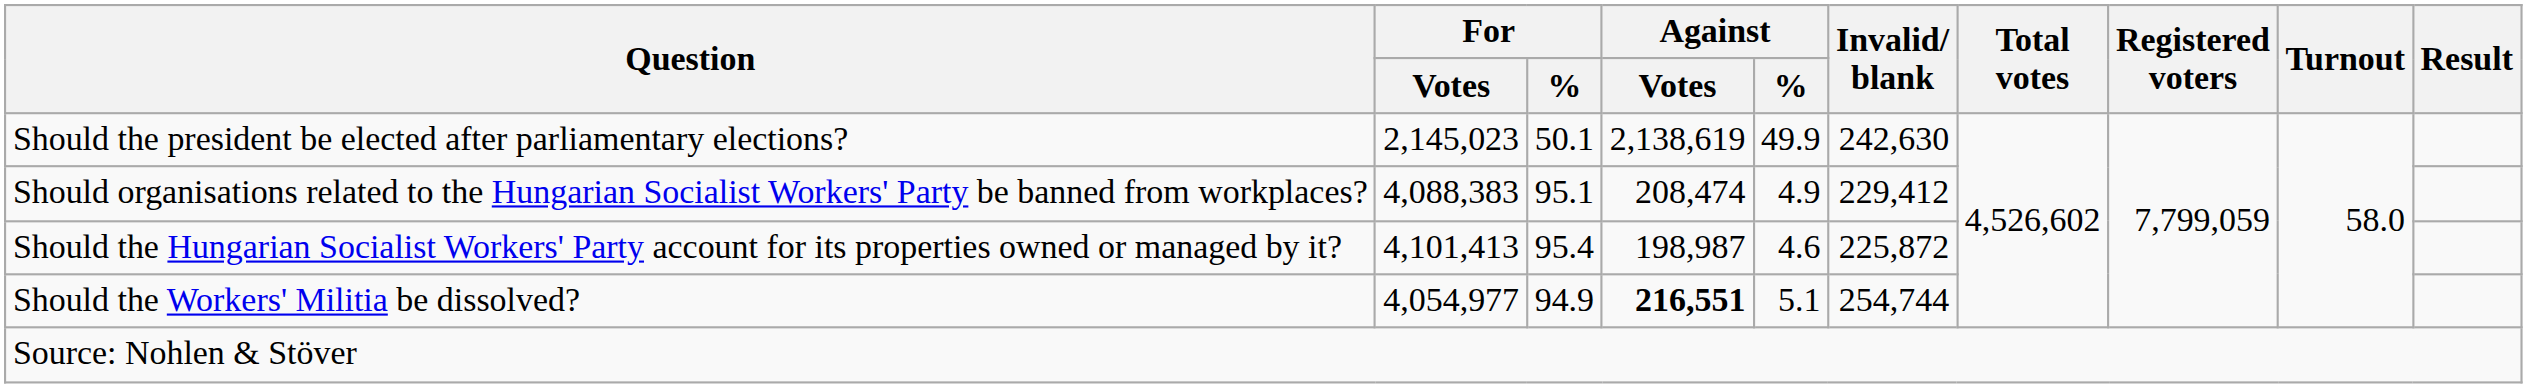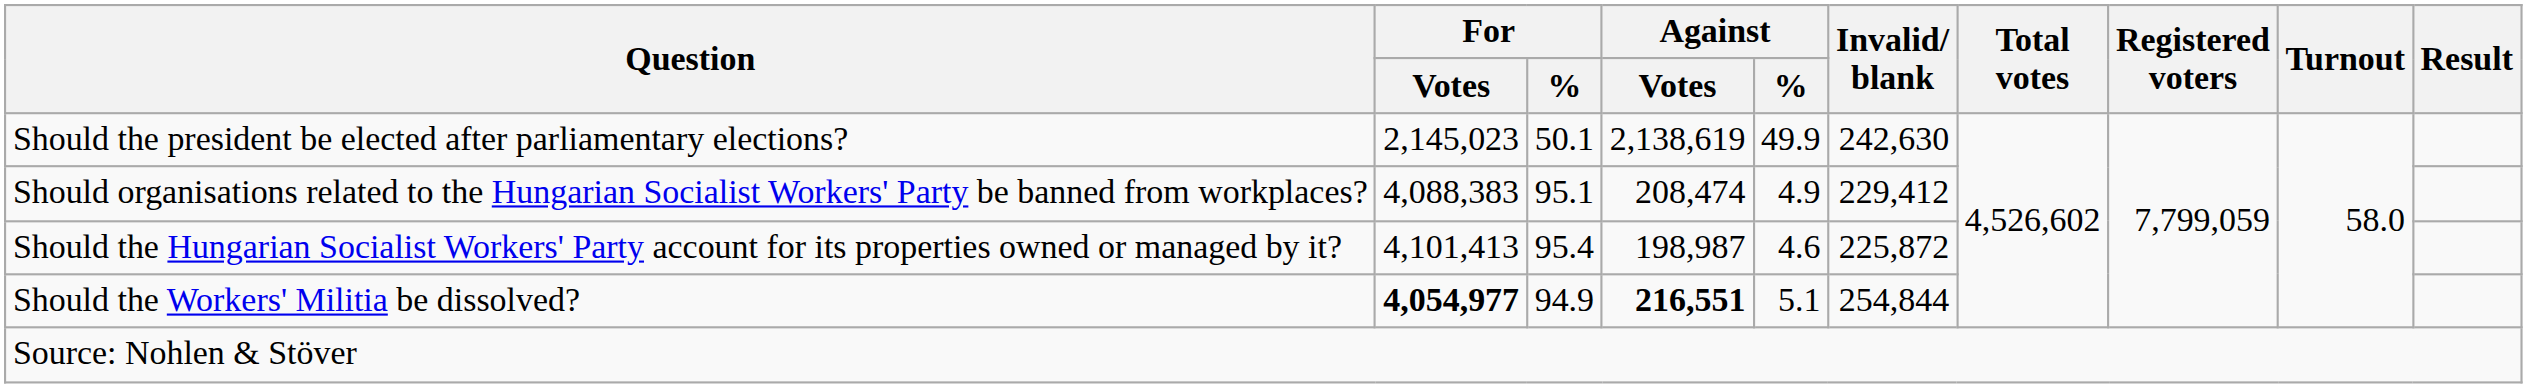(1451, 300) normal -> (1451, 300) bold
(1894, 300) 254,744 -> (1894, 300) 254,844
